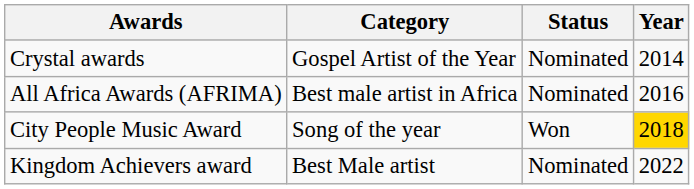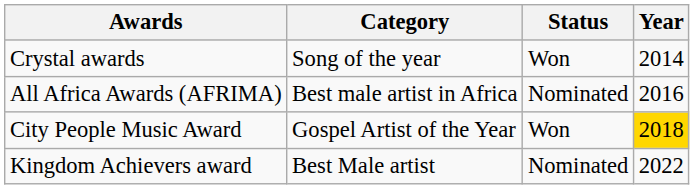(404, 58) Gospel Artist of the Year -> (366, 58) Song of the year
(578, 58) Nominated -> (549, 58) Won
(366, 129) Song of the year -> (404, 129) Gospel Artist of the Year
